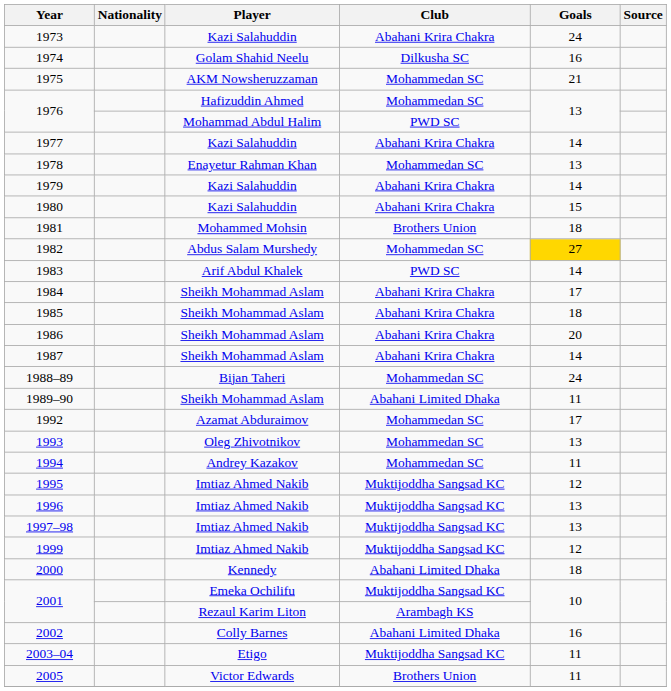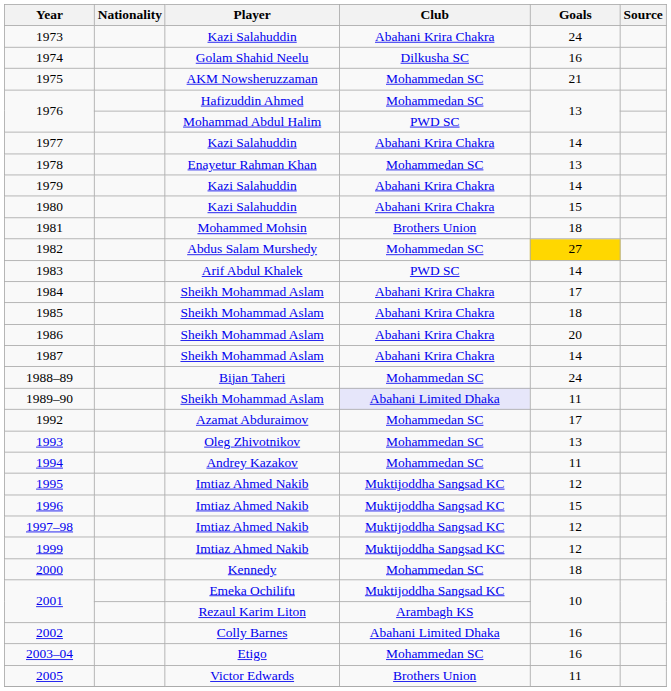(435, 398) no background -> (435, 398) lavender background
(575, 505) 13 -> (575, 505) 15
(575, 526) 13 -> (575, 526) 12
(435, 569) Abahani Limited Dhaka -> (435, 569) Mohammedan SC
(435, 654) Muktijoddha Sangsad KC -> (435, 654) Mohammedan SC
(575, 654) 11 -> (575, 654) 16
